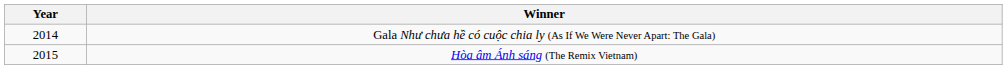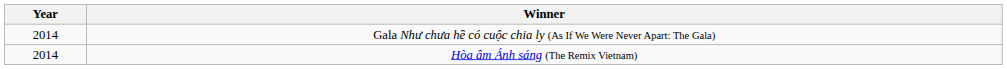(45, 54) 2015 -> (45, 54) 2014
